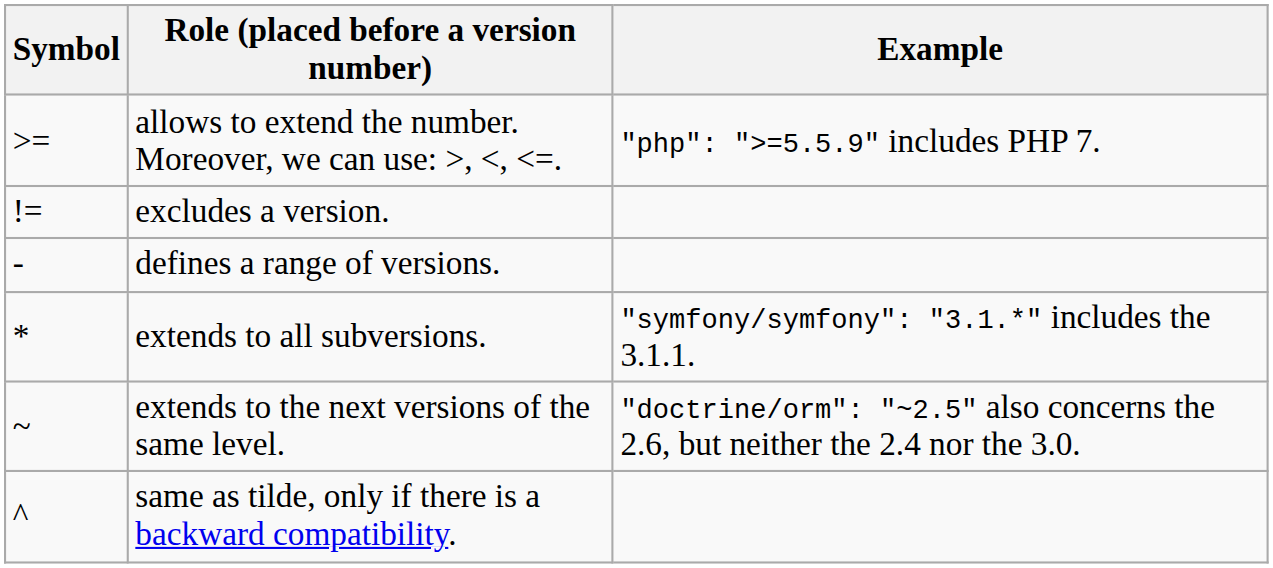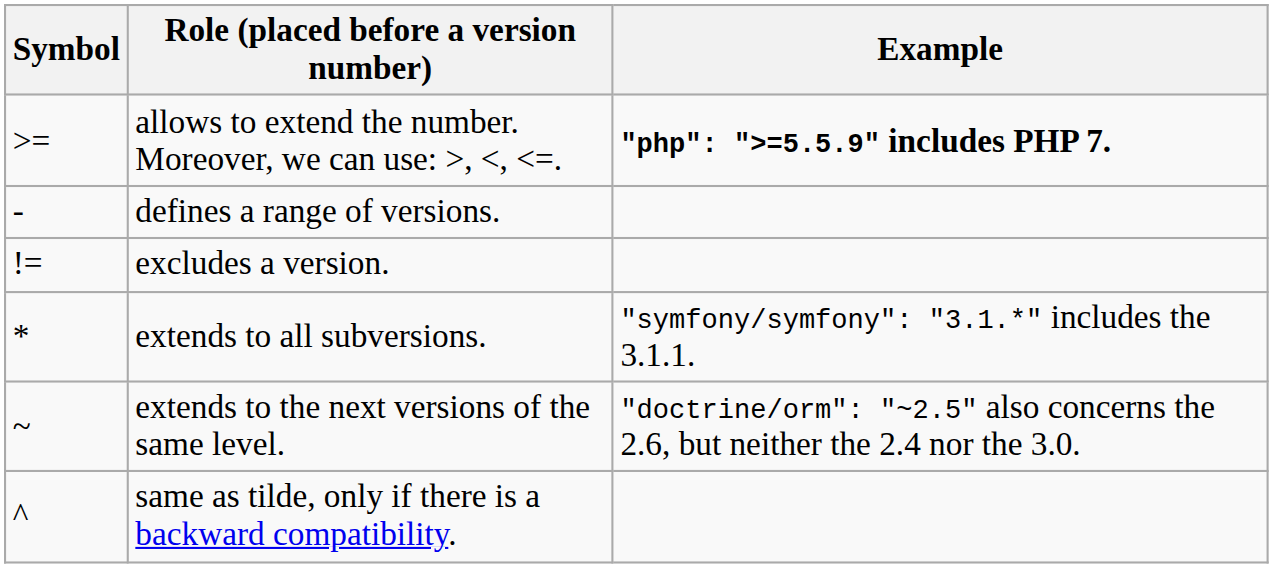(861, 140) normal -> (866, 140) bold
rows swapped: (262, 211) <-> (318, 264)
